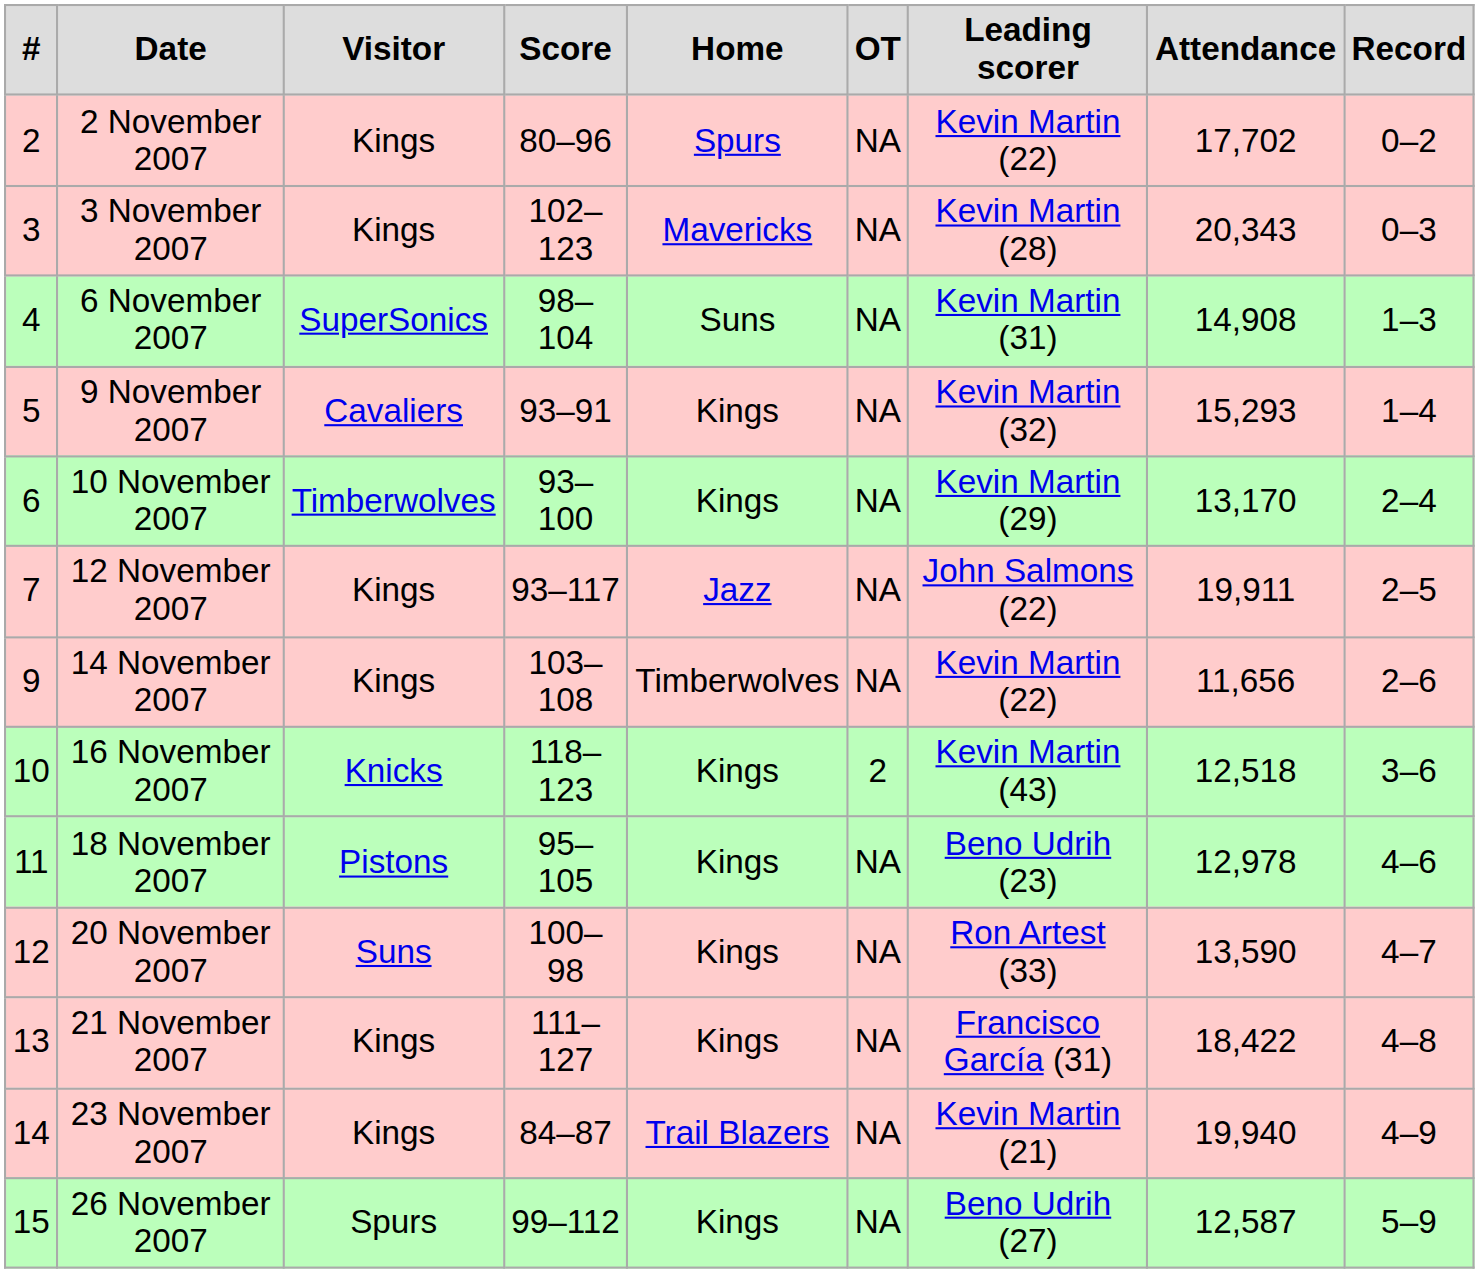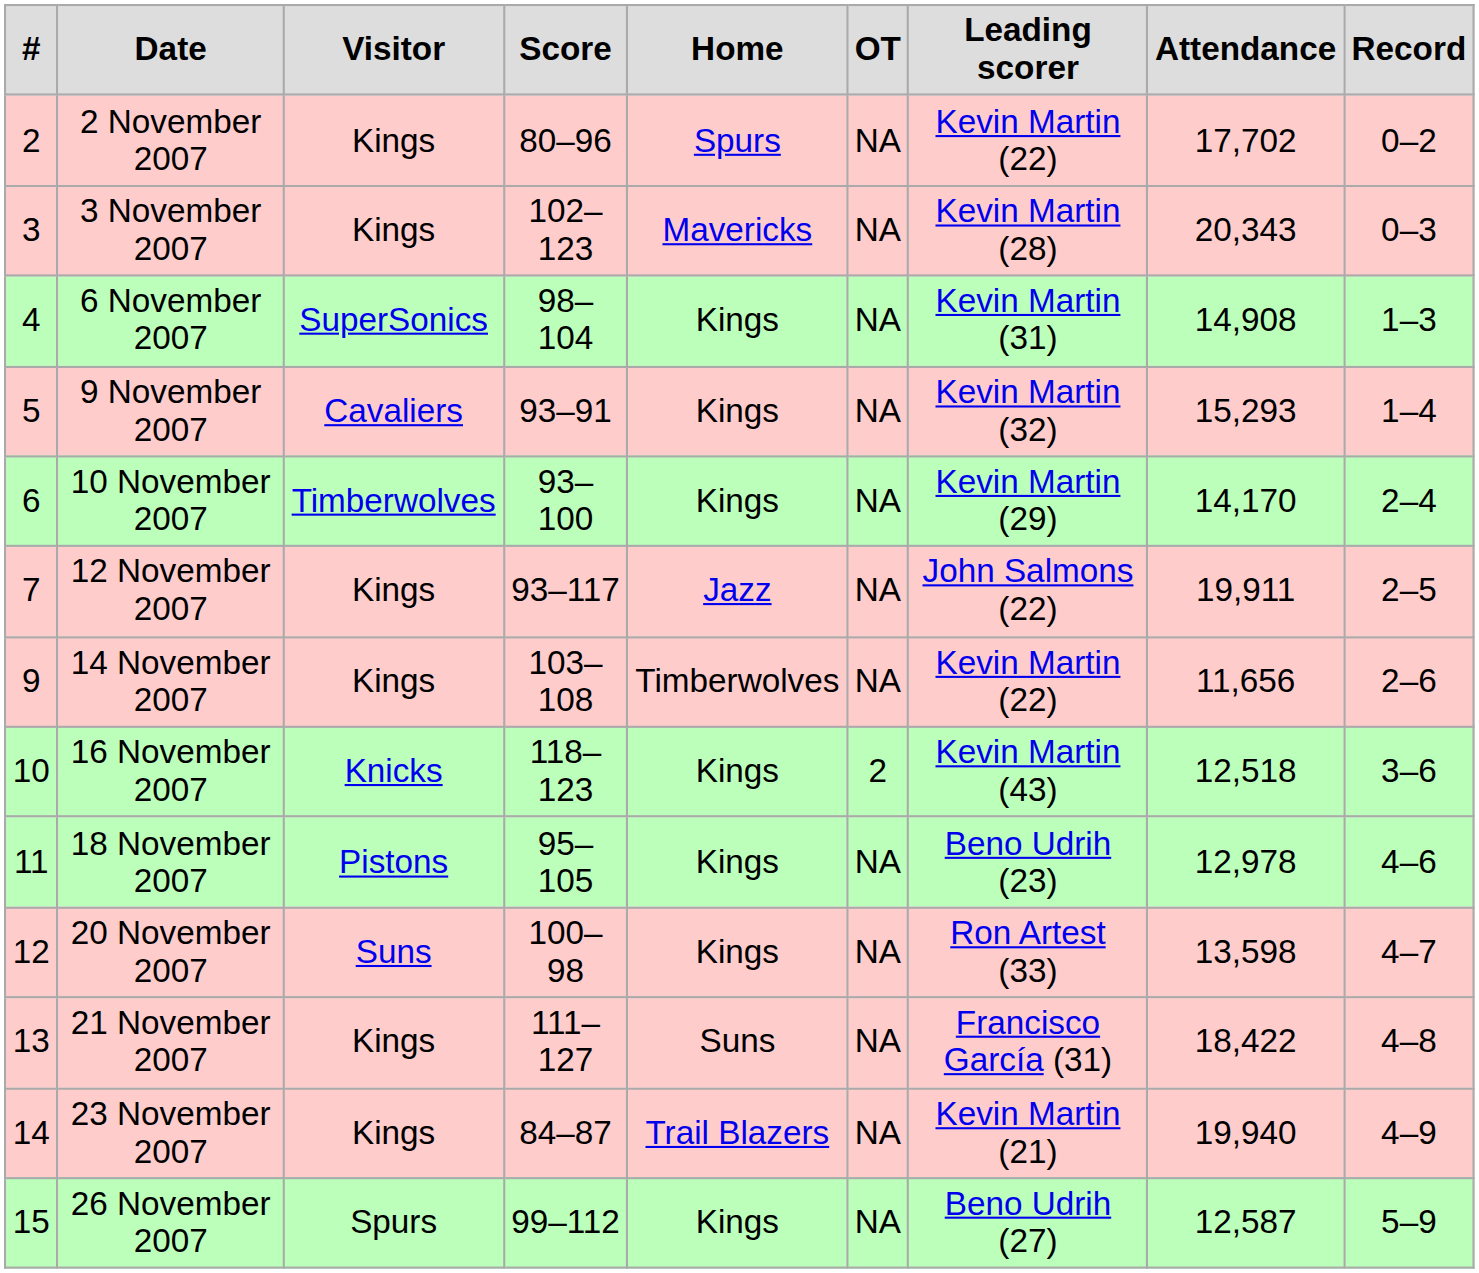(737, 320) Suns -> (737, 320) Kings
(1246, 500) 13,170 -> (1246, 500) 14,170
(1246, 951) 13,590 -> (1246, 951) 13,598
(737, 1042) Kings -> (737, 1042) Suns
